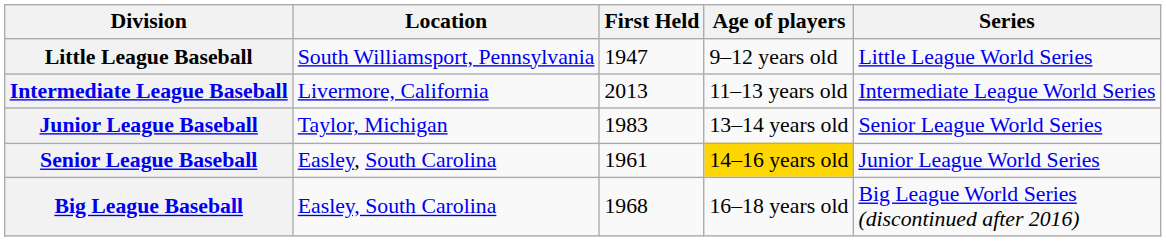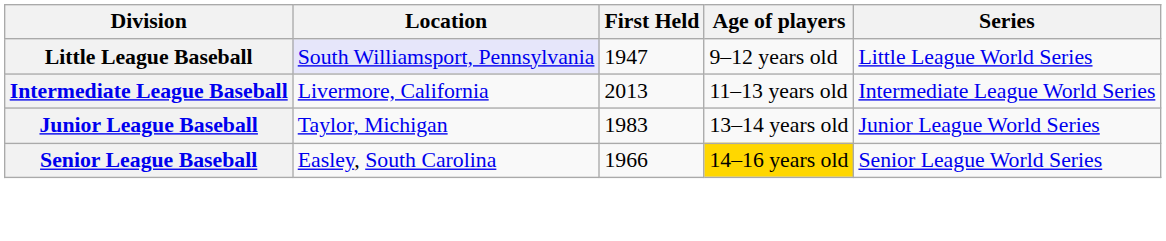(446, 56) no background -> (446, 56) lavender background
(980, 125) Senior League World Series -> (979, 125) Junior League World Series
(626, 159) 1961 -> (626, 159) 1966
(979, 159) Junior League World Series -> (980, 159) Senior League World Series
- row: (149, 206)
